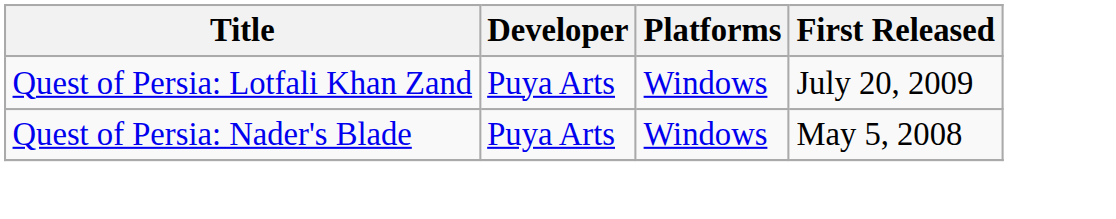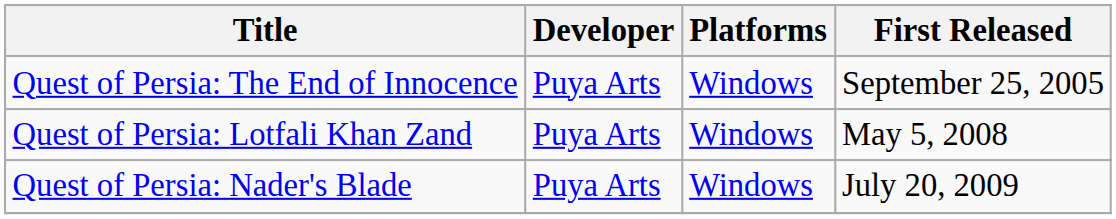+ row: (265, 82)
(885, 82) July 20, 2009 -> (925, 133) May 5, 2008
(879, 133) May 5, 2008 -> (930, 185) July 20, 2009
